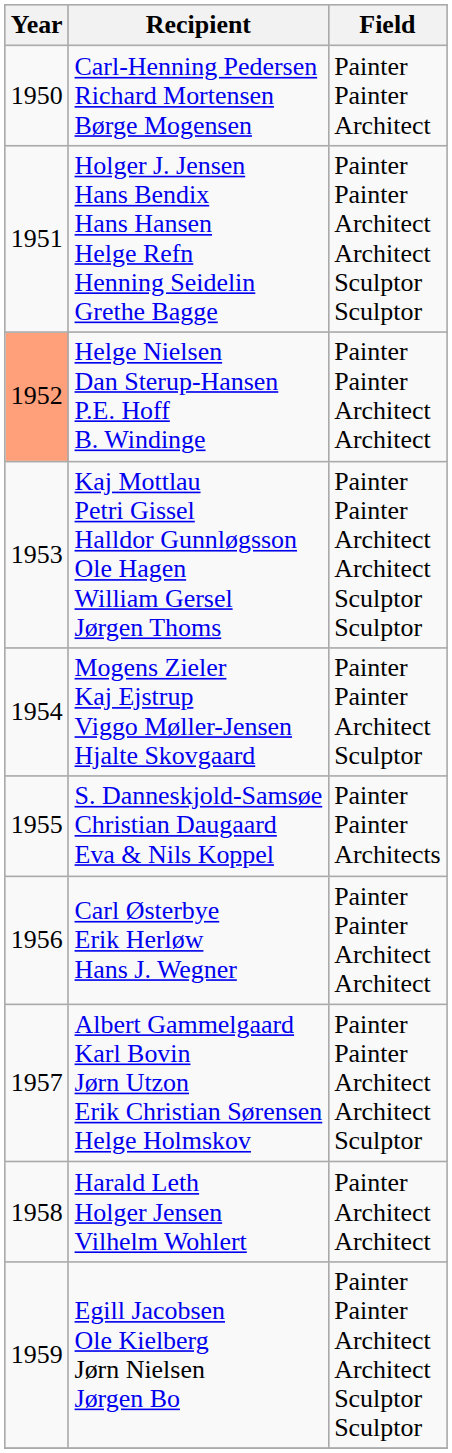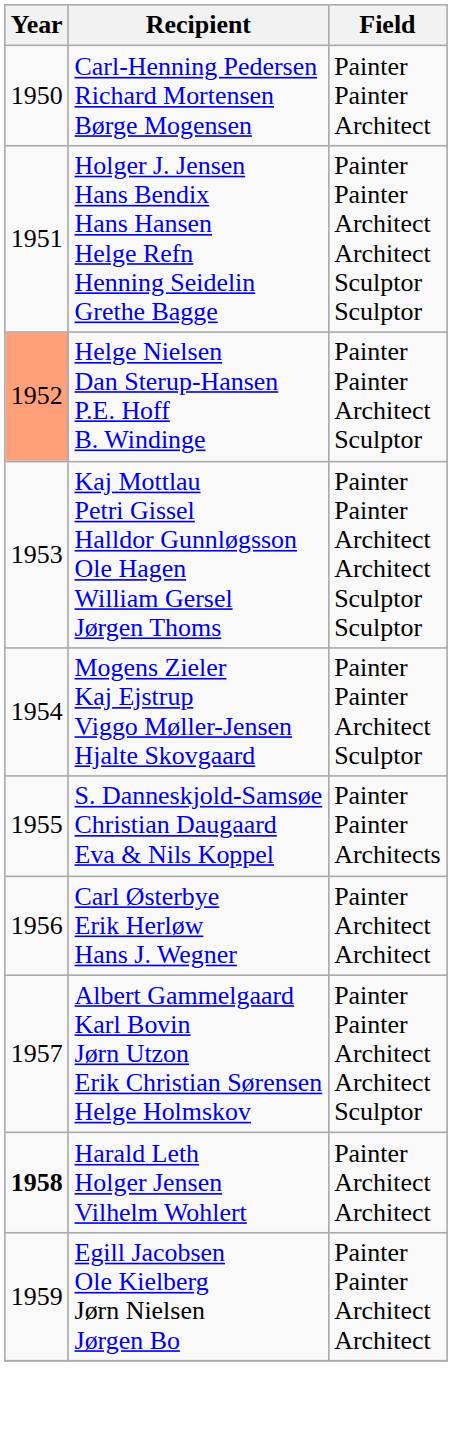(382, 396) Painter Painter Architect Architect -> (382, 396) Painter Painter Architect Sculptor
(382, 939) Painter Painter Architect Architect -> (382, 925) Painter Architect Architect
(37, 1211) normal -> (37, 1182) bold
(382, 1354) Painter Painter Architect Architect Sculptor Sculptor -> (382, 1296) Painter Painter Architect Architect
